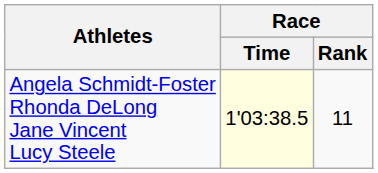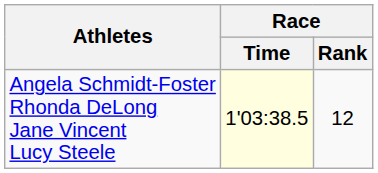(343, 119) 11 -> (343, 119) 12
